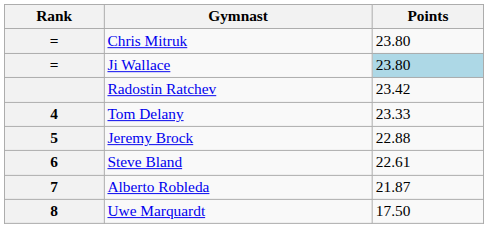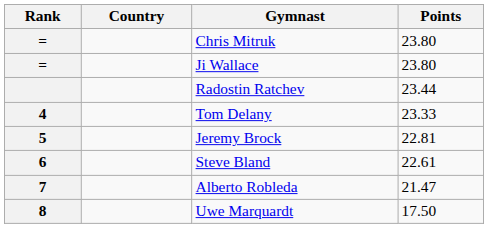+ column: (136, 16)
(393, 65) lightblue background -> (419, 65) no background
(393, 89) 23.42 -> (419, 89) 23.44
(393, 138) 22.88 -> (419, 138) 22.81
(393, 187) 21.87 -> (419, 187) 21.47
